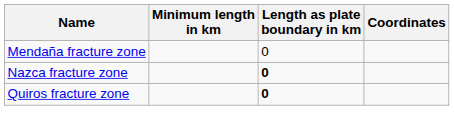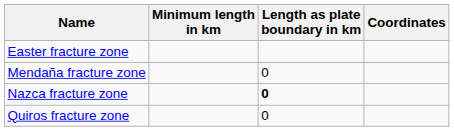+ row: (68, 51)
(265, 94) bold -> (265, 115) normal
